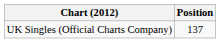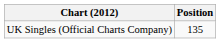(195, 29) 137 -> (195, 29) 135
